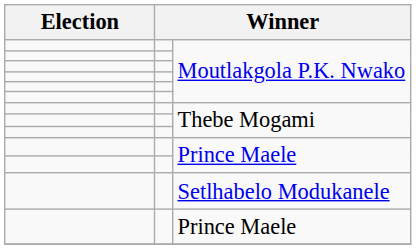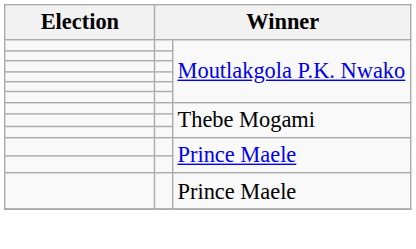- row: (80, 191)
